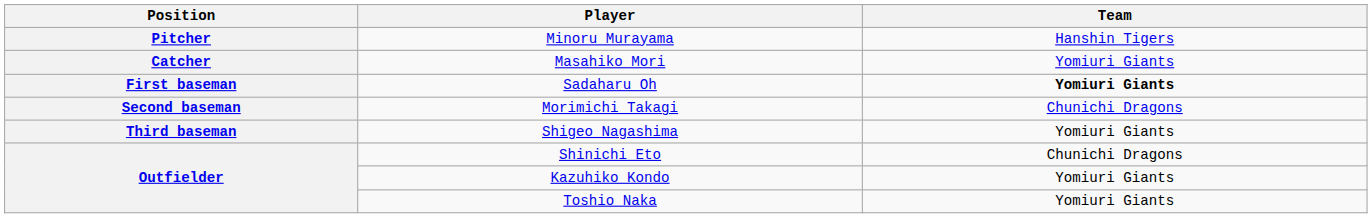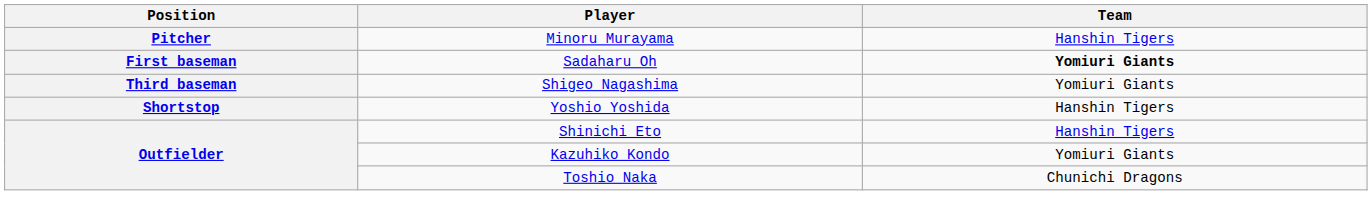- row: (610, 62)
- row: (610, 108)
+ row: (610, 108)
(1115, 155) Chunichi Dragons -> (1115, 132) Hanshin Tigers
(1115, 201) Yomiuri Giants -> (1115, 178) Chunichi Dragons
